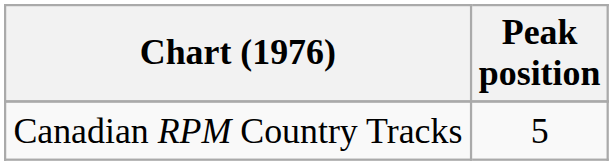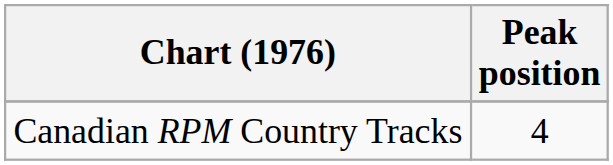(540, 130) 5 -> (540, 130) 4
